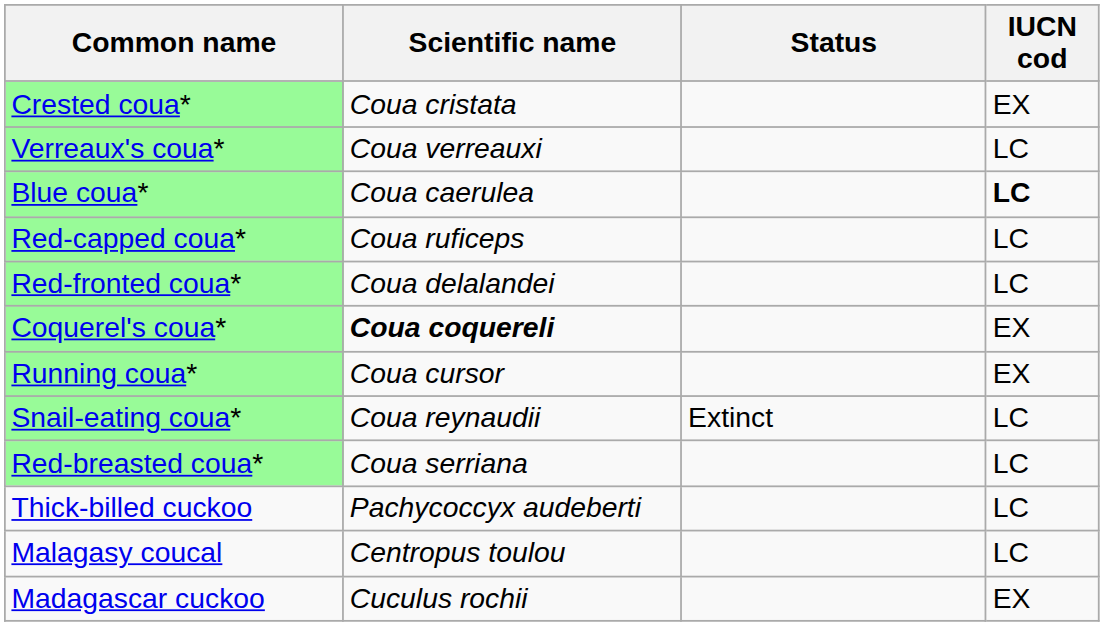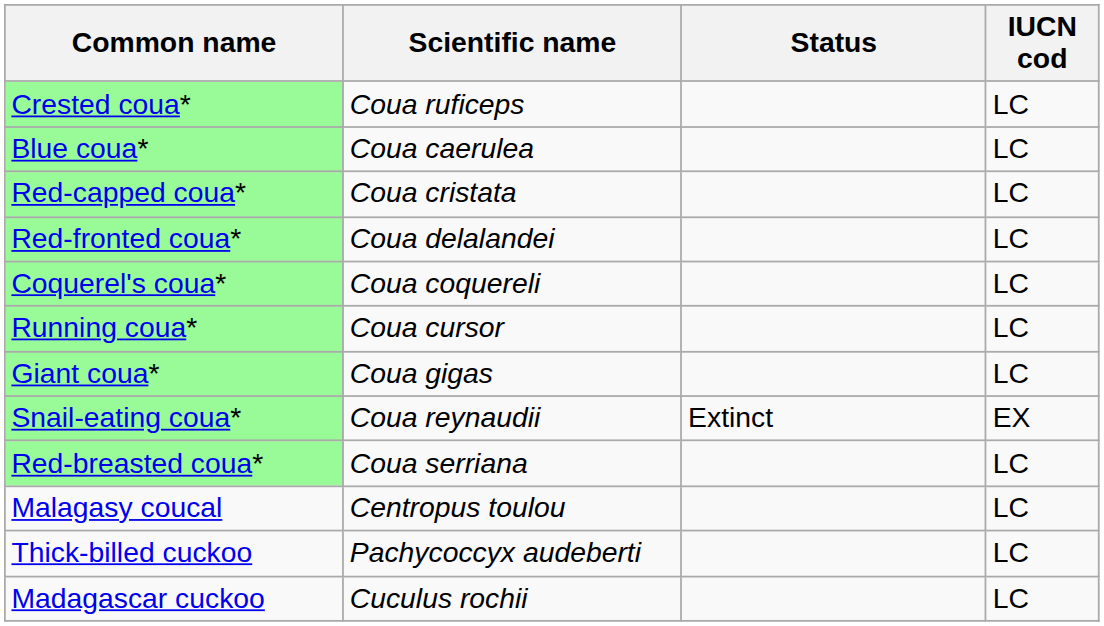(433, 103) Coua cristata -> (437, 103) Coua ruficeps
(1012, 103) EX -> (1011, 103) LC
- row: (118, 148)
(1012, 193) bold -> (1011, 148) normal
(437, 238) Coua ruficeps -> (433, 193) Coua cristata
(452, 328) bold -> (445, 283) normal
(1012, 328) EX -> (1011, 283) LC
(1012, 373) EX -> (1011, 328) LC
+ row: (85, 373)
(1011, 418) LC -> (1012, 418) EX
rows swapped: (117, 552) <-> (132, 507)
(1012, 597) EX -> (1011, 597) LC
